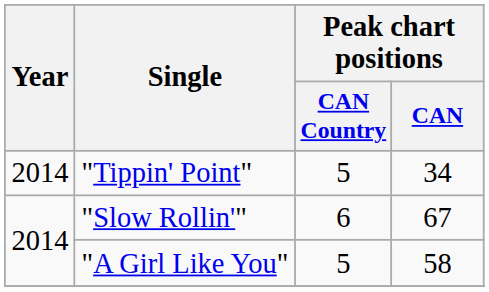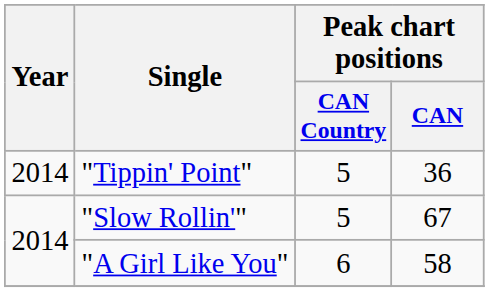(437, 172) 34 -> (437, 172) 36
(343, 217) 6 -> (343, 217) 5
(343, 262) 5 -> (343, 262) 6
